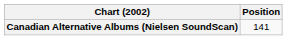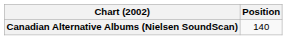(261, 27) 141 -> (261, 27) 140
